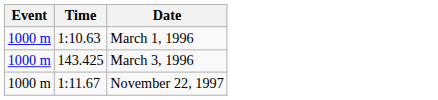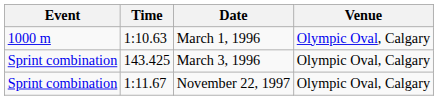+ column: (363, 15)
(29, 60) 1000 m -> (63, 60) Sprint combination
(29, 83) 1000 m -> (63, 83) Sprint combination
